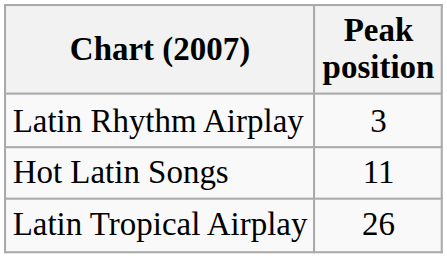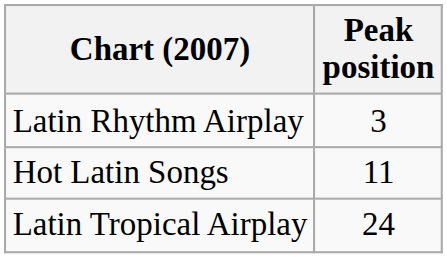(379, 224) 26 -> (379, 224) 24
